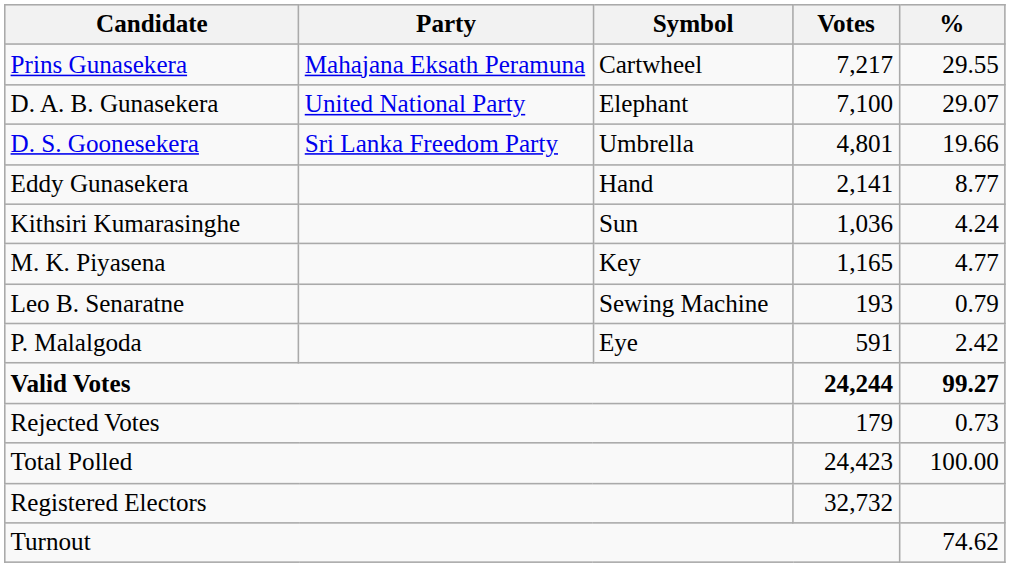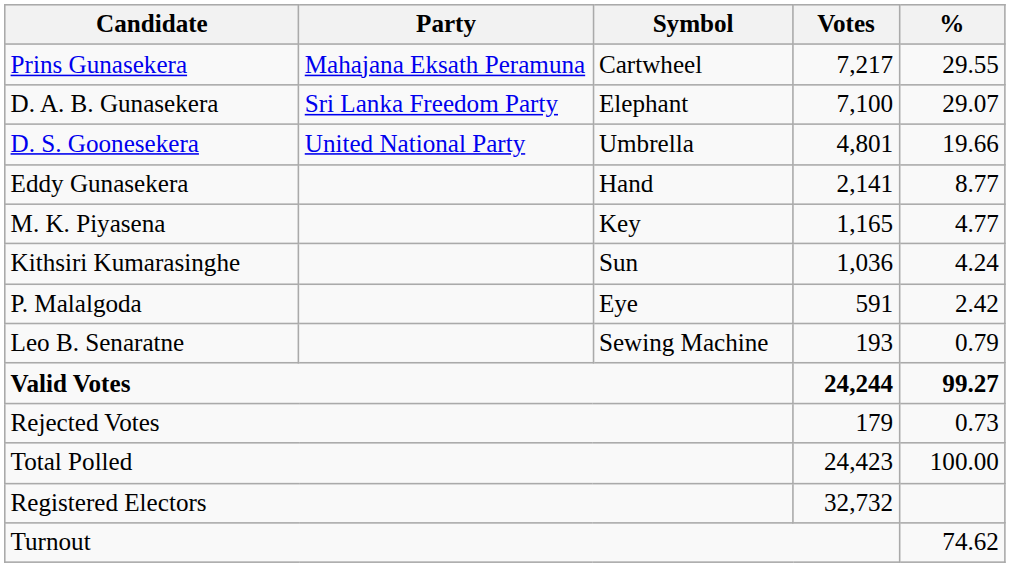(415, 104) United National Party -> (431, 104) Sri Lanka Freedom Party
(431, 143) Sri Lanka Freedom Party -> (415, 143) United National Party
rows swapped: (88, 263) <-> (125, 223)
rows swapped: (76, 343) <-> (97, 303)
